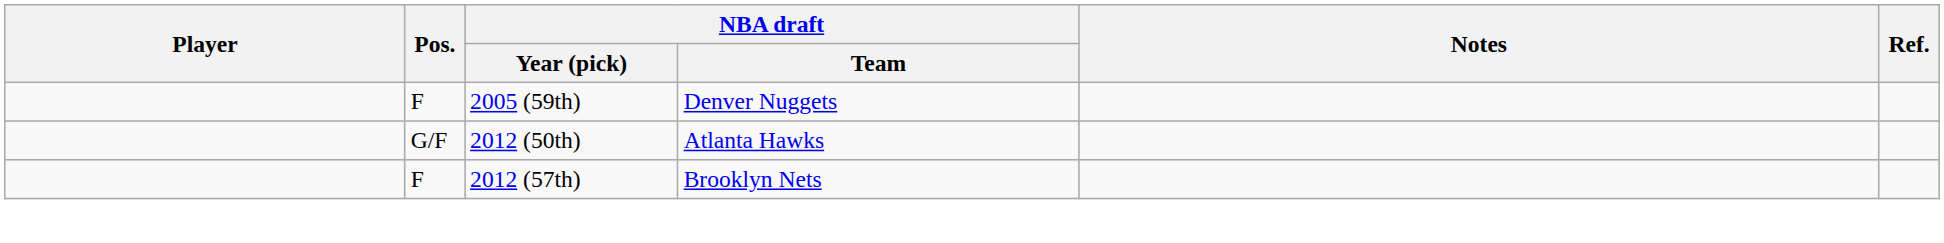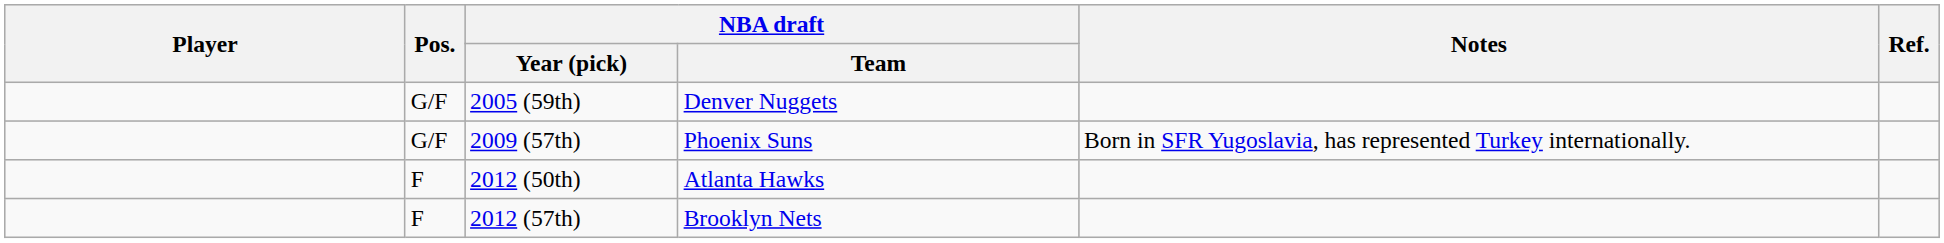(417, 101) F -> (429, 101) G/F
+ row: (525, 140)
(429, 140) G/F -> (417, 179) F
